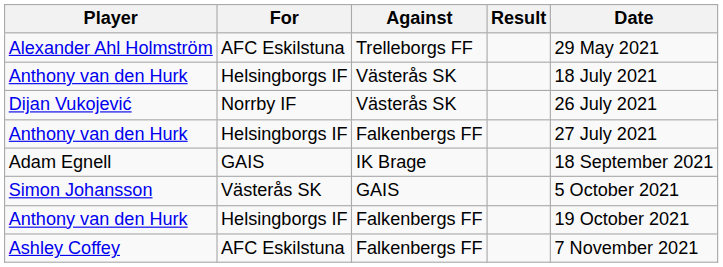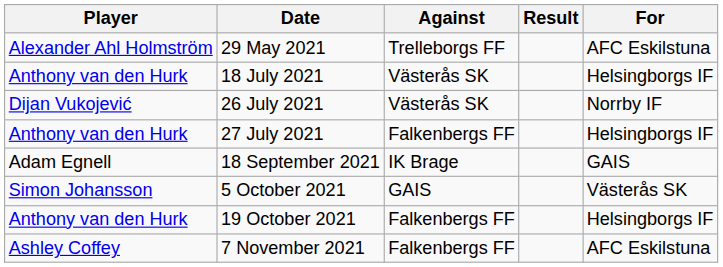columns swapped: (284, 18) <-> (634, 18)
